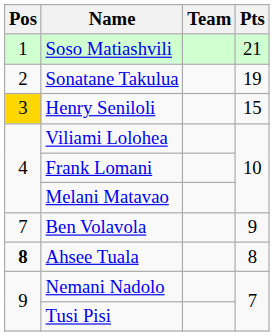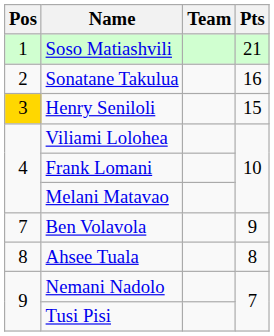(252, 78) 19 -> (252, 78) 16
(23, 256) bold -> (23, 256) normal
